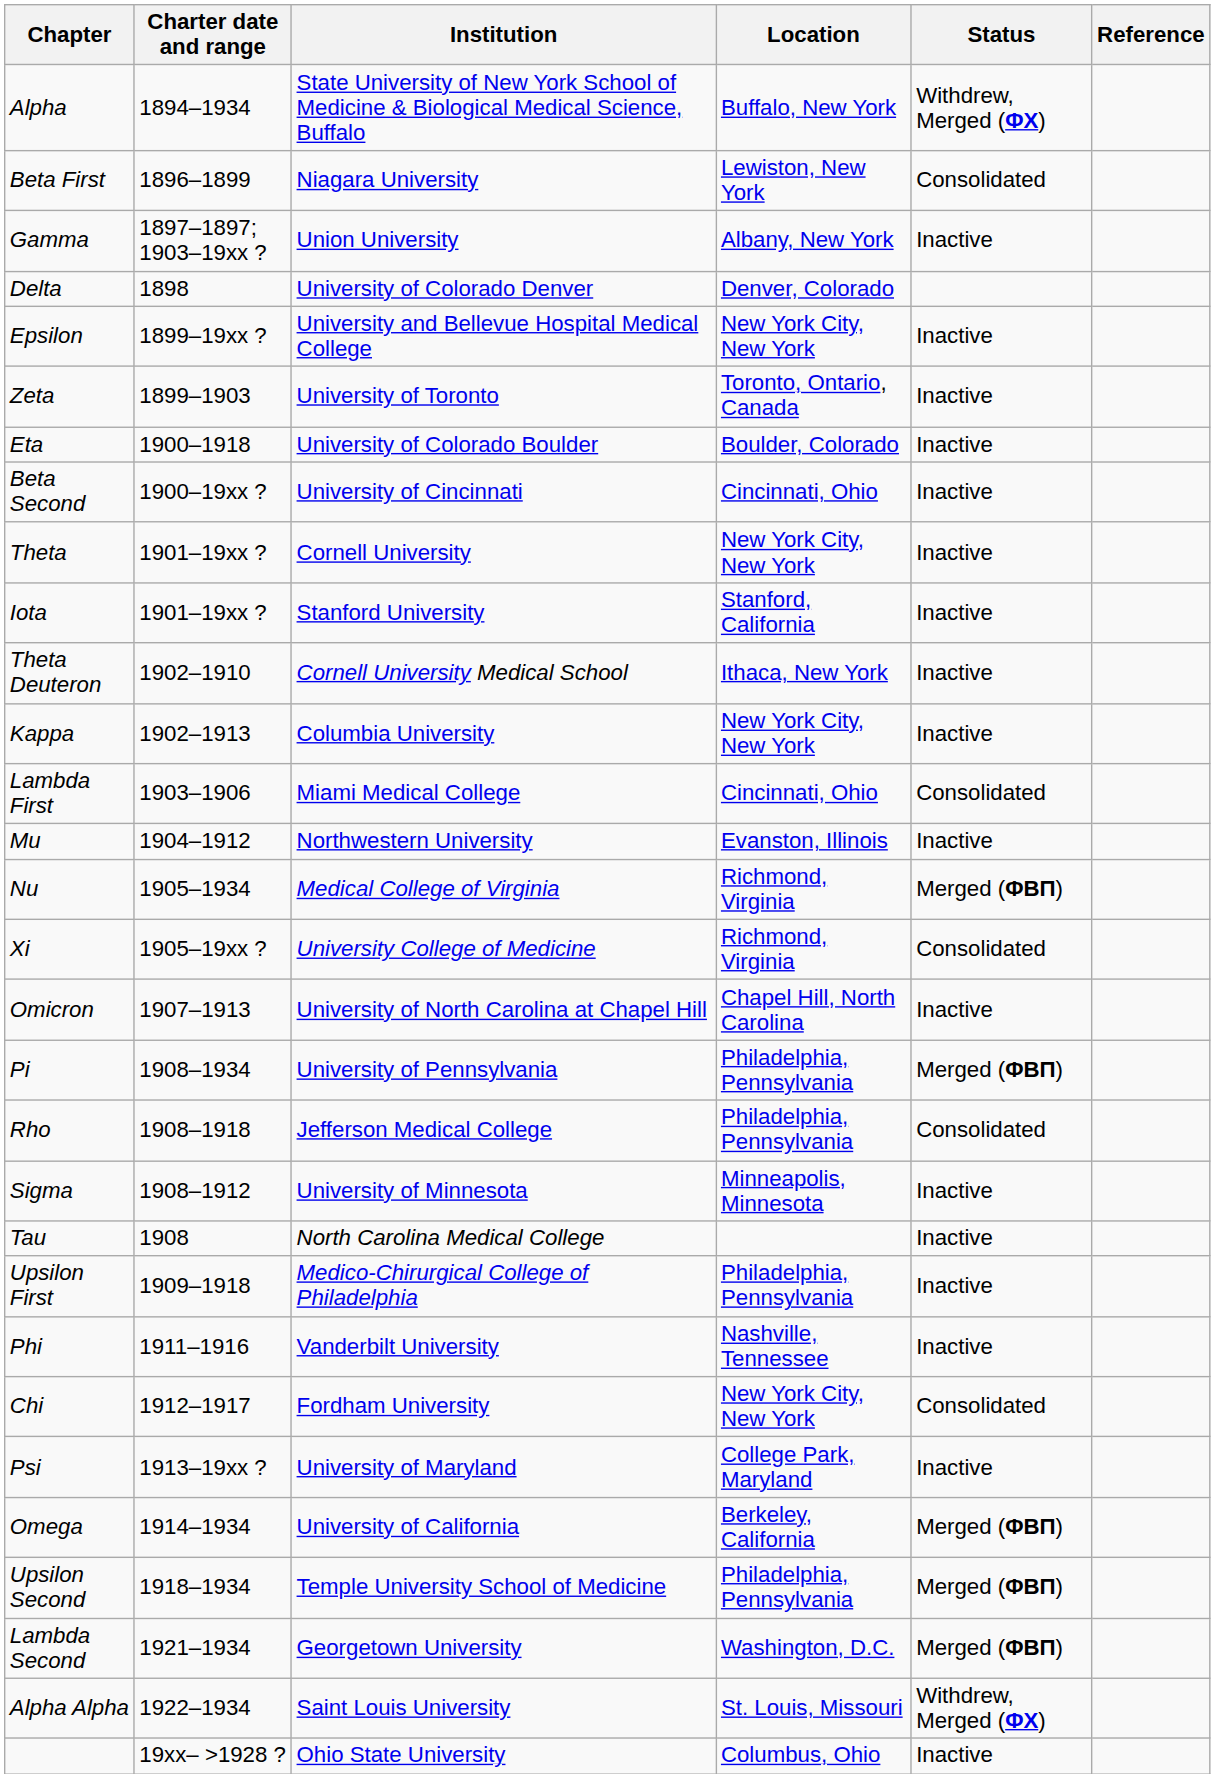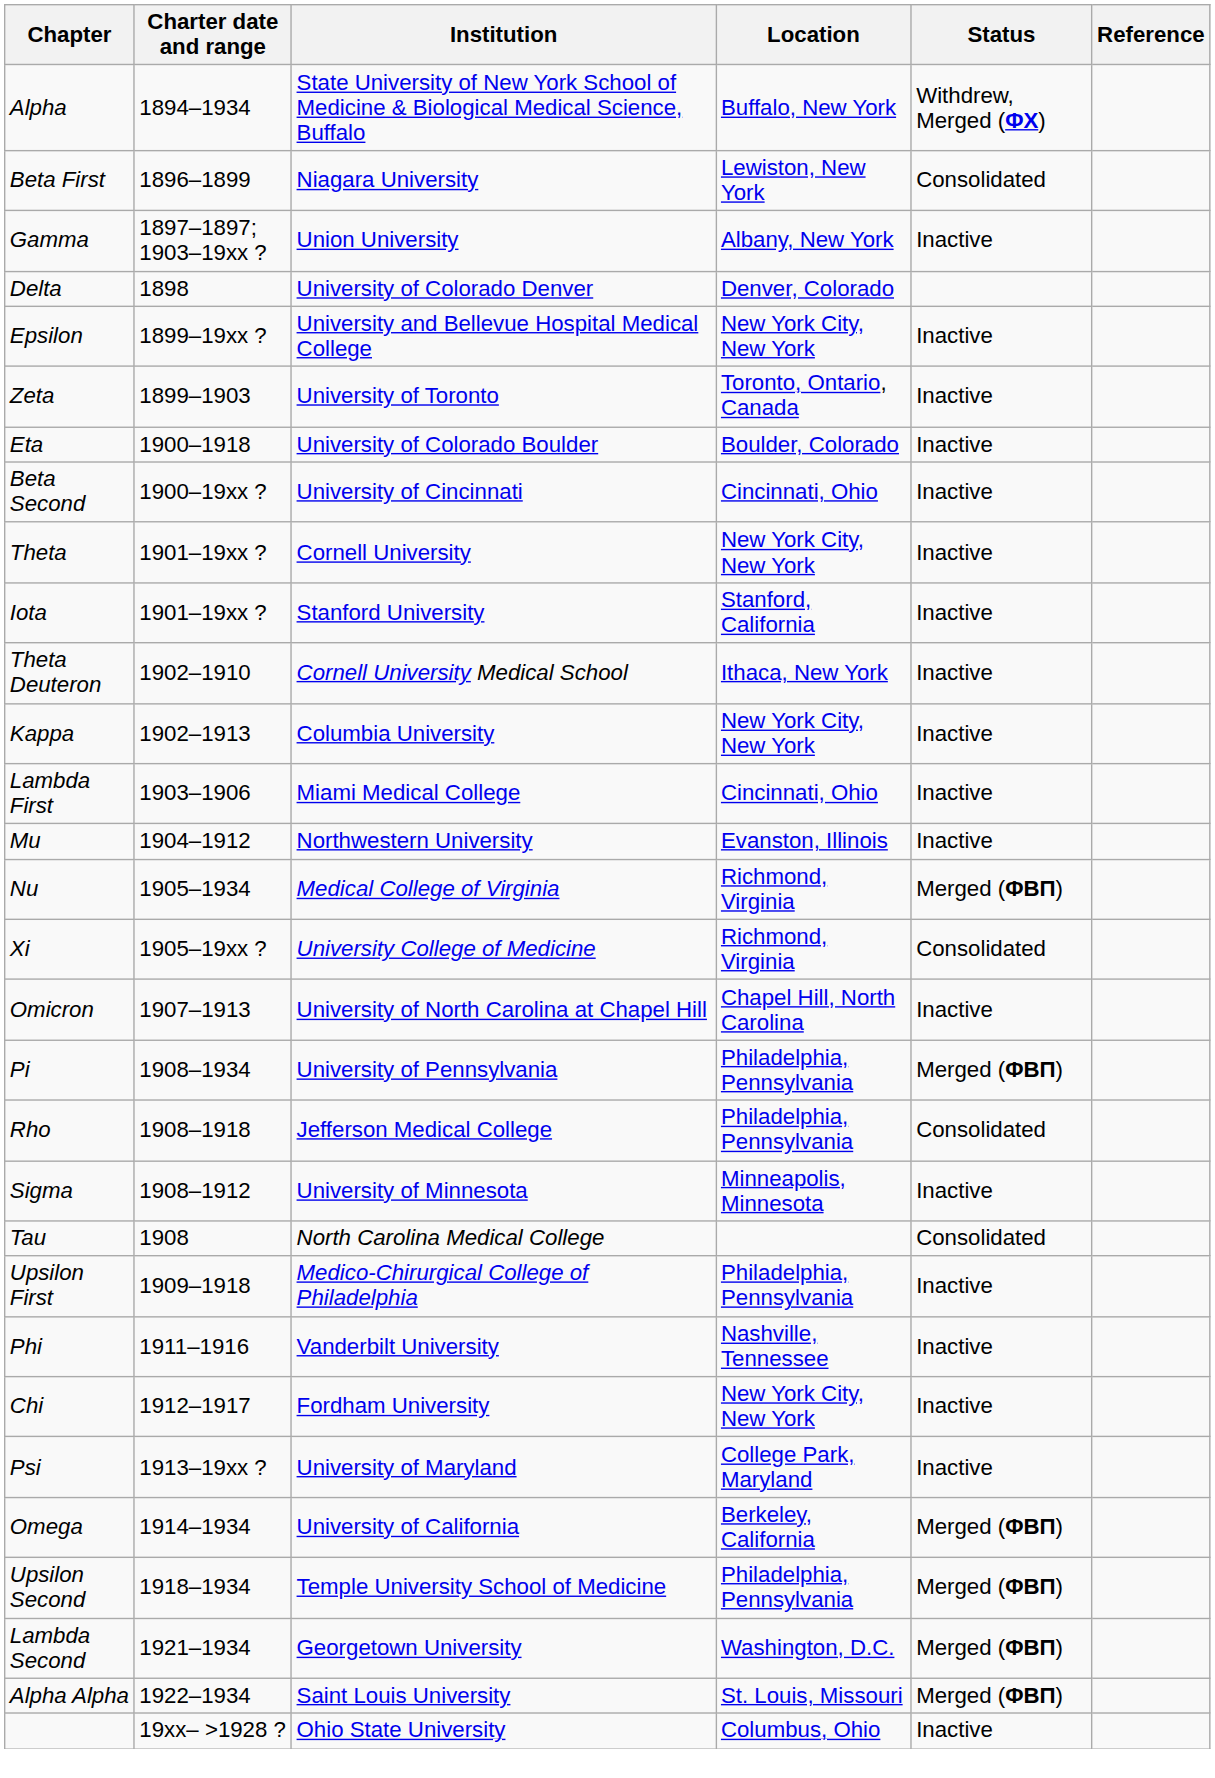(981, 793) Consolidated -> (954, 793) Inactive
(954, 1238) Inactive -> (981, 1238) Consolidated
(981, 1406) Consolidated -> (954, 1406) Inactive
(981, 1708) Withdrew, Merged (ΦΧ) -> (990, 1695) Merged (ΦΒΠ)
